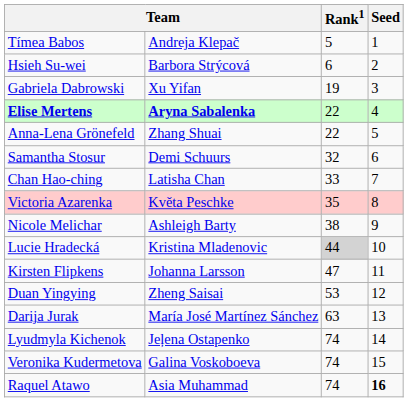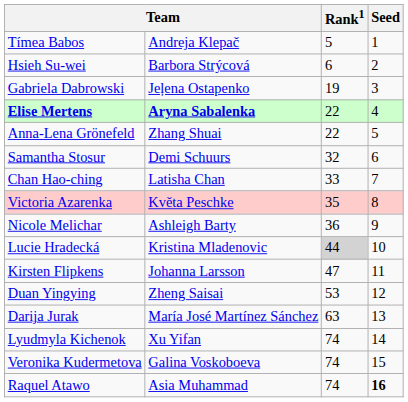(175, 88) Xu Yifan -> (199, 88) Jeļena Ostapenko
(332, 225) 38 -> (332, 225) 36
(199, 339) Jeļena Ostapenko -> (175, 339) Xu Yifan
